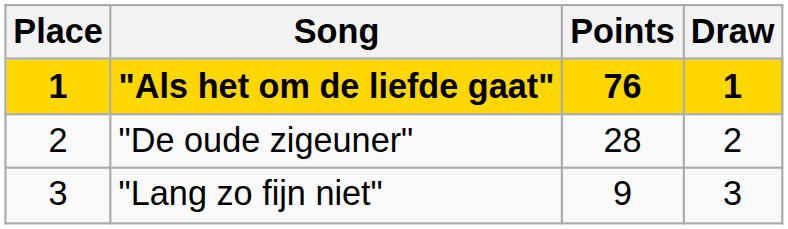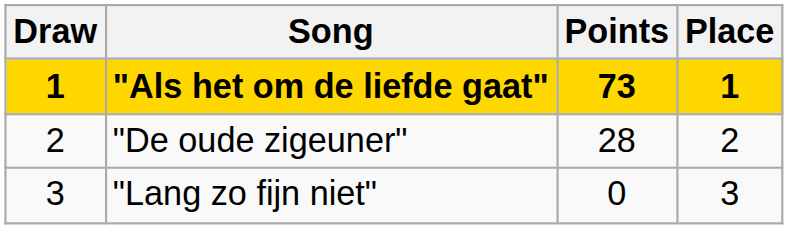columns swapped: (733, 31) <-> (58, 31)
(623, 85) 76 -> (617, 85) 73
(623, 194) 9 -> (617, 194) 0
